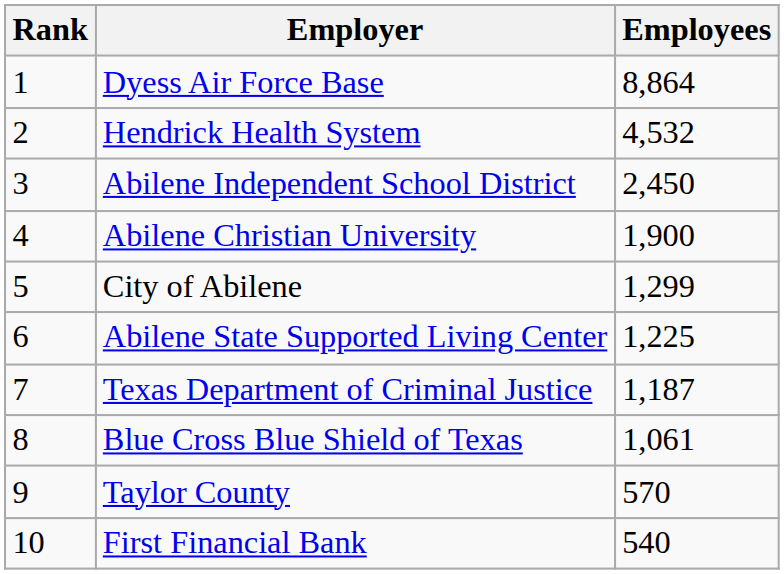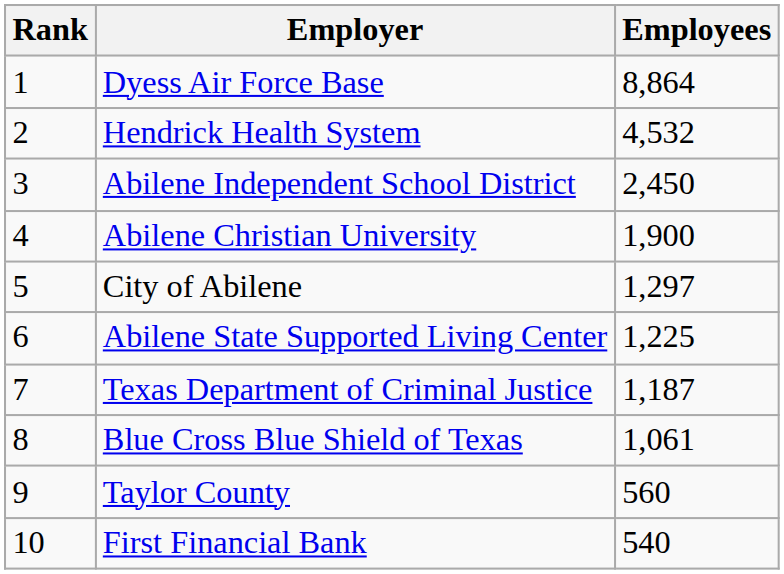(659, 286) 1,299 -> (659, 286) 1,297
(646, 491) 570 -> (646, 491) 560
